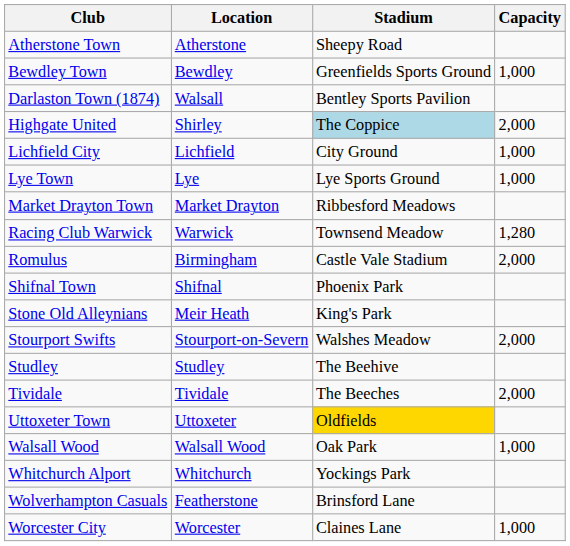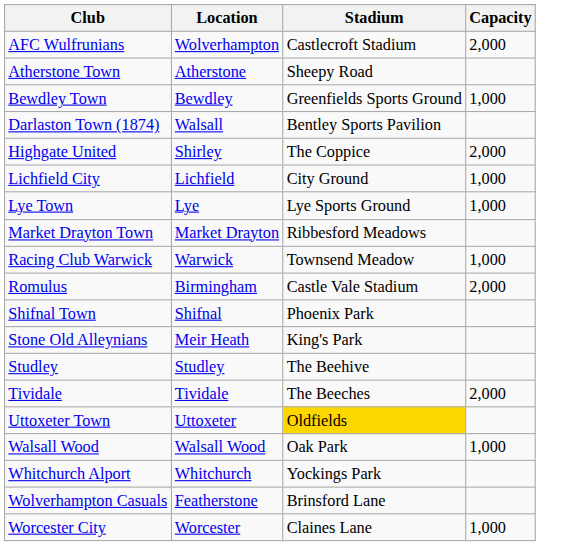+ row: (66, 44)
(358, 125) lightblue background -> (328, 152) no background
(517, 232) 1,280 -> (488, 259) 1,000
- row: (62, 339)
